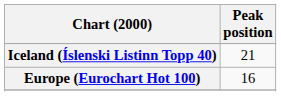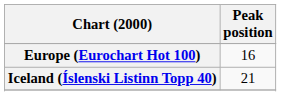rows swapped: (112, 78) <-> (112, 55)
